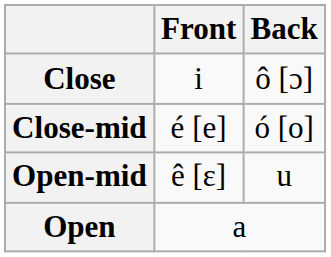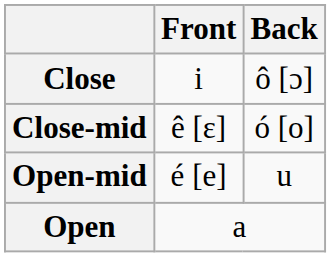(199, 127) é [e] -> (199, 127) ê [ɛ]
(199, 176) ê [ɛ] -> (199, 176) é [e]
